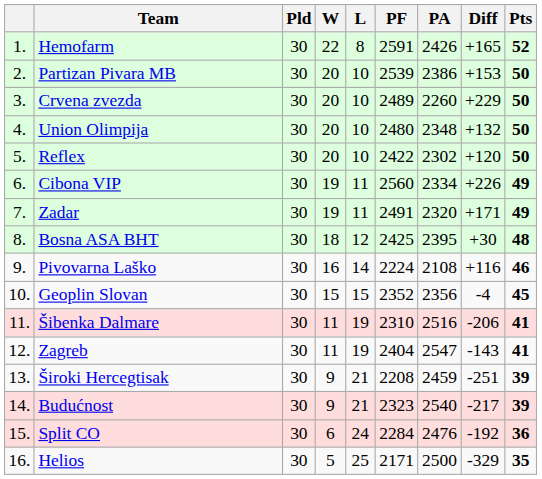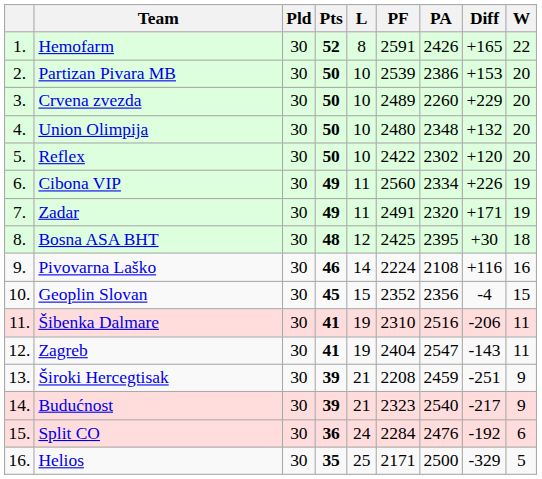columns swapped: (330, 18) <-> (521, 18)
